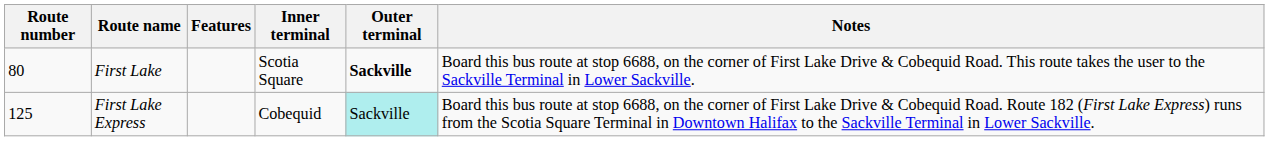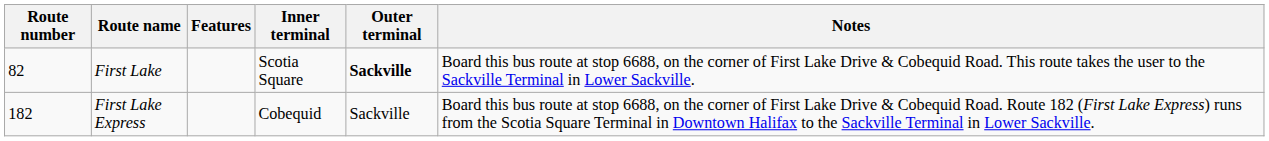(16, 70) 80 -> (16, 70) 82
(20, 114) 125 -> (20, 114) 182
(380, 114) paleturquoise background -> (380, 114) no background
